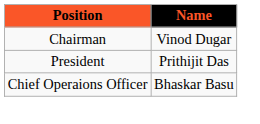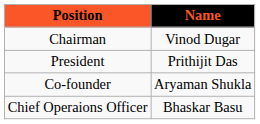+ row: (78, 84)
